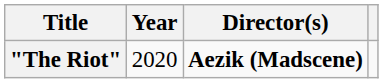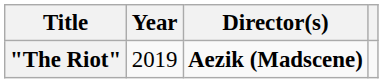(155, 58) 2020 -> (155, 58) 2019
